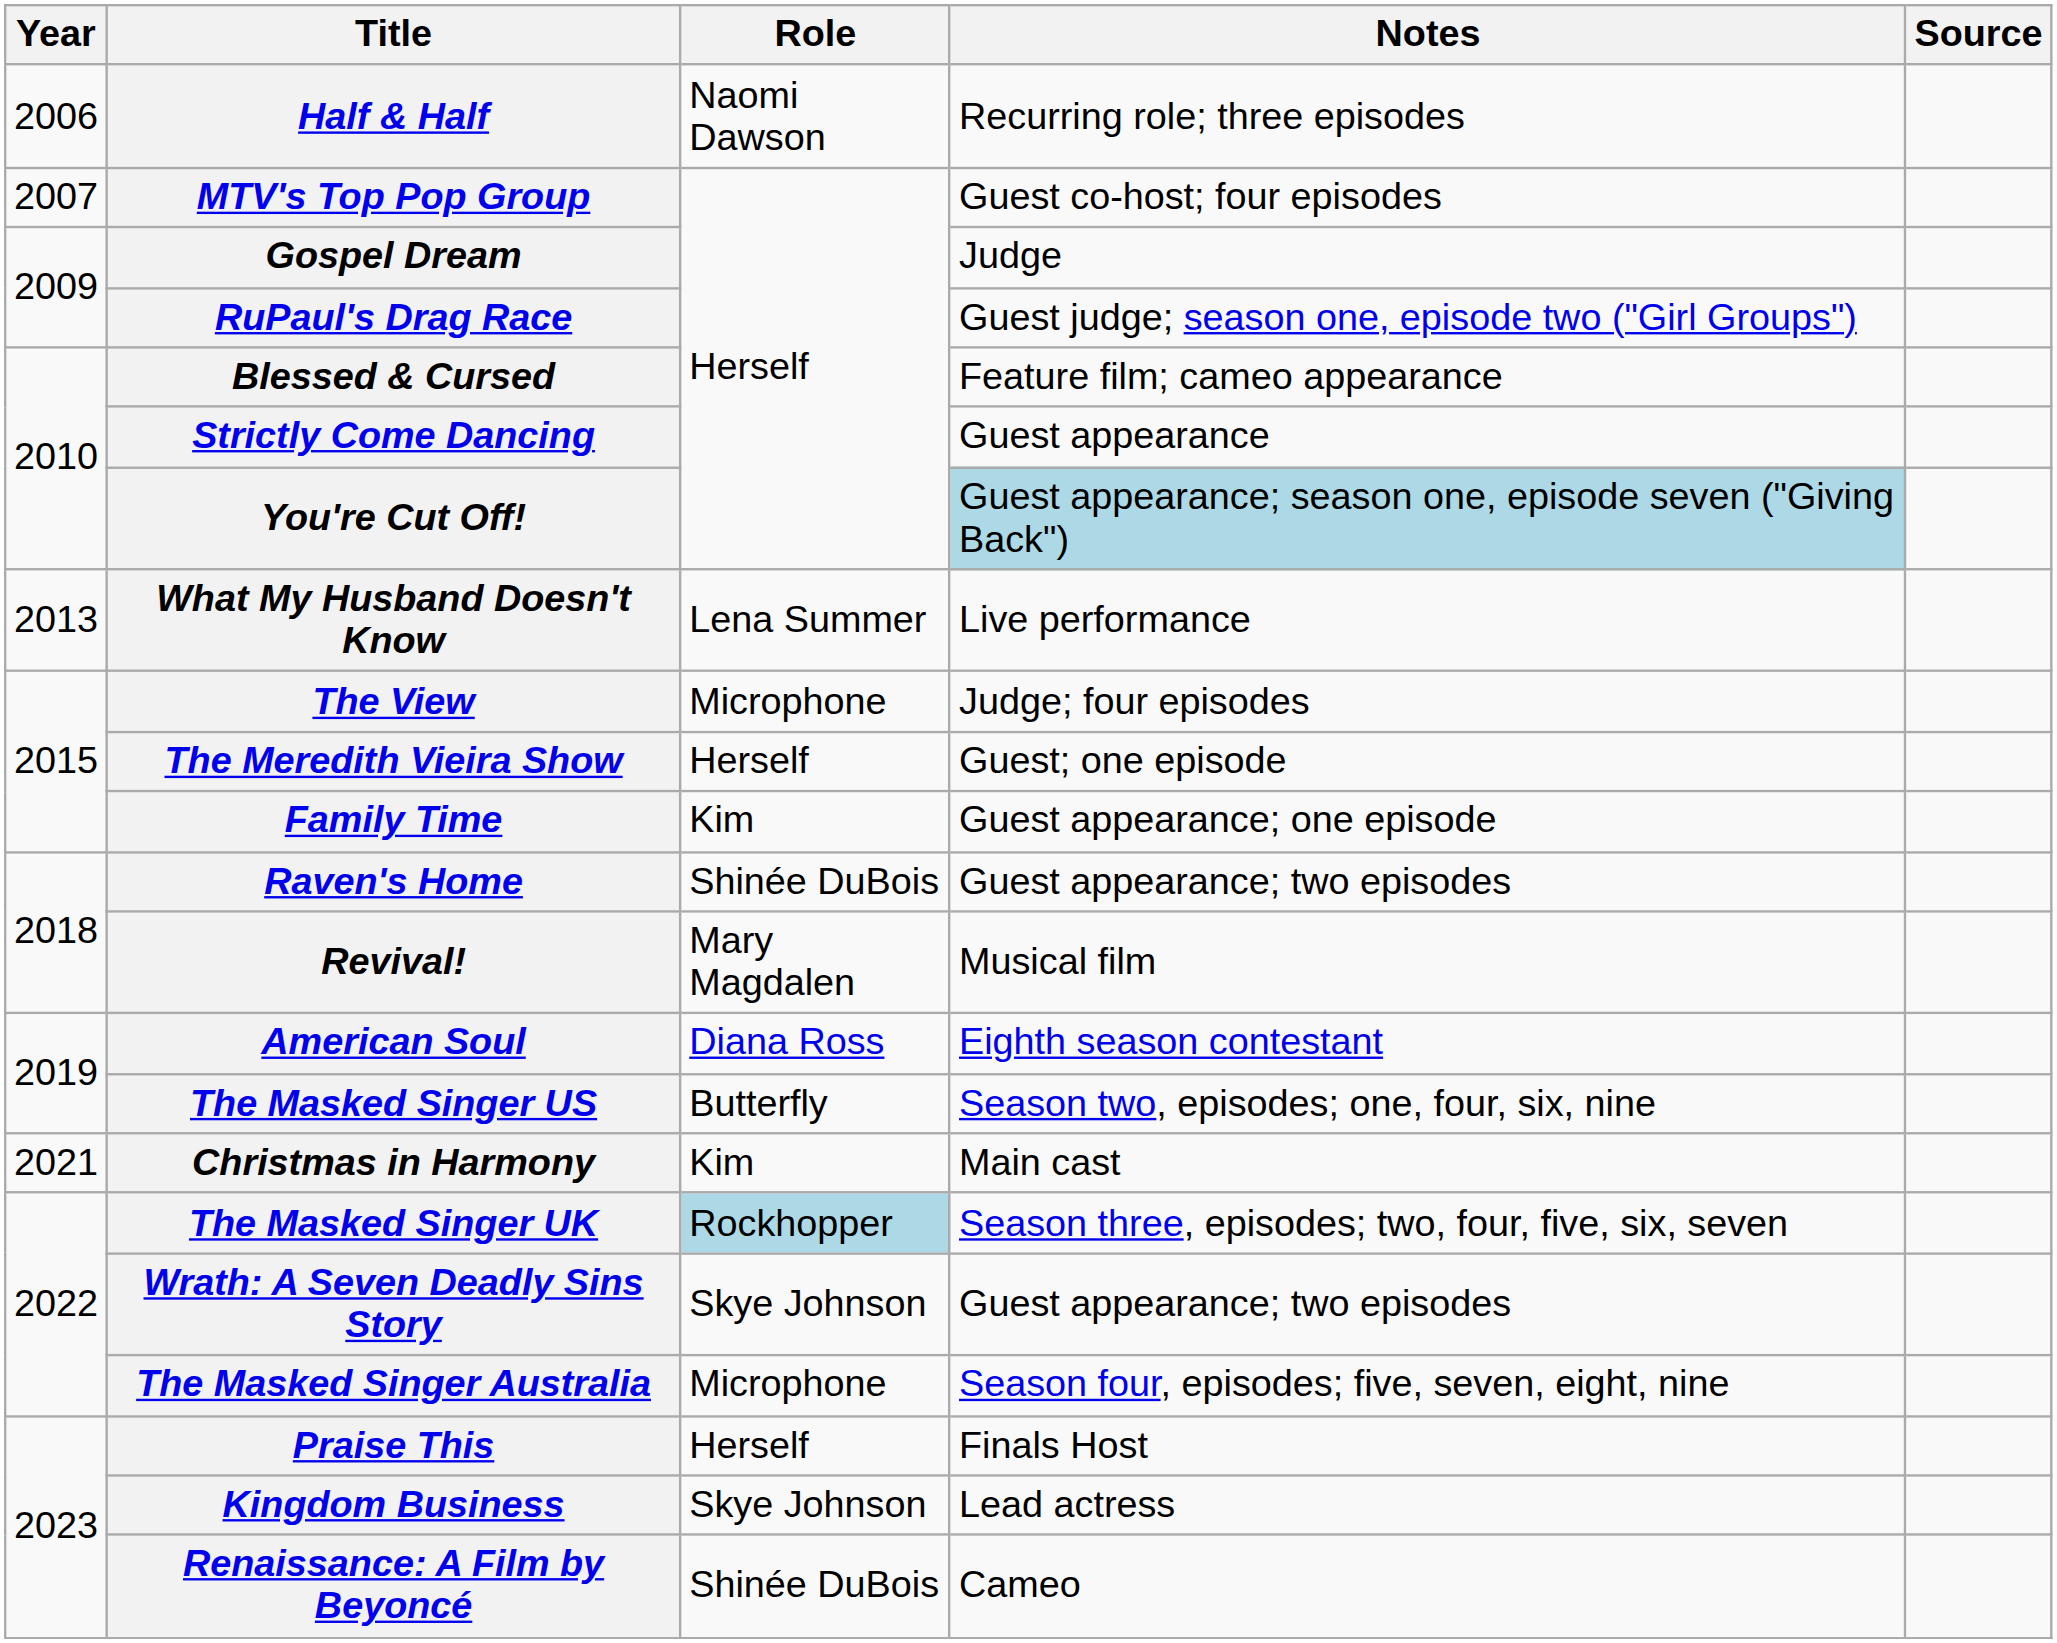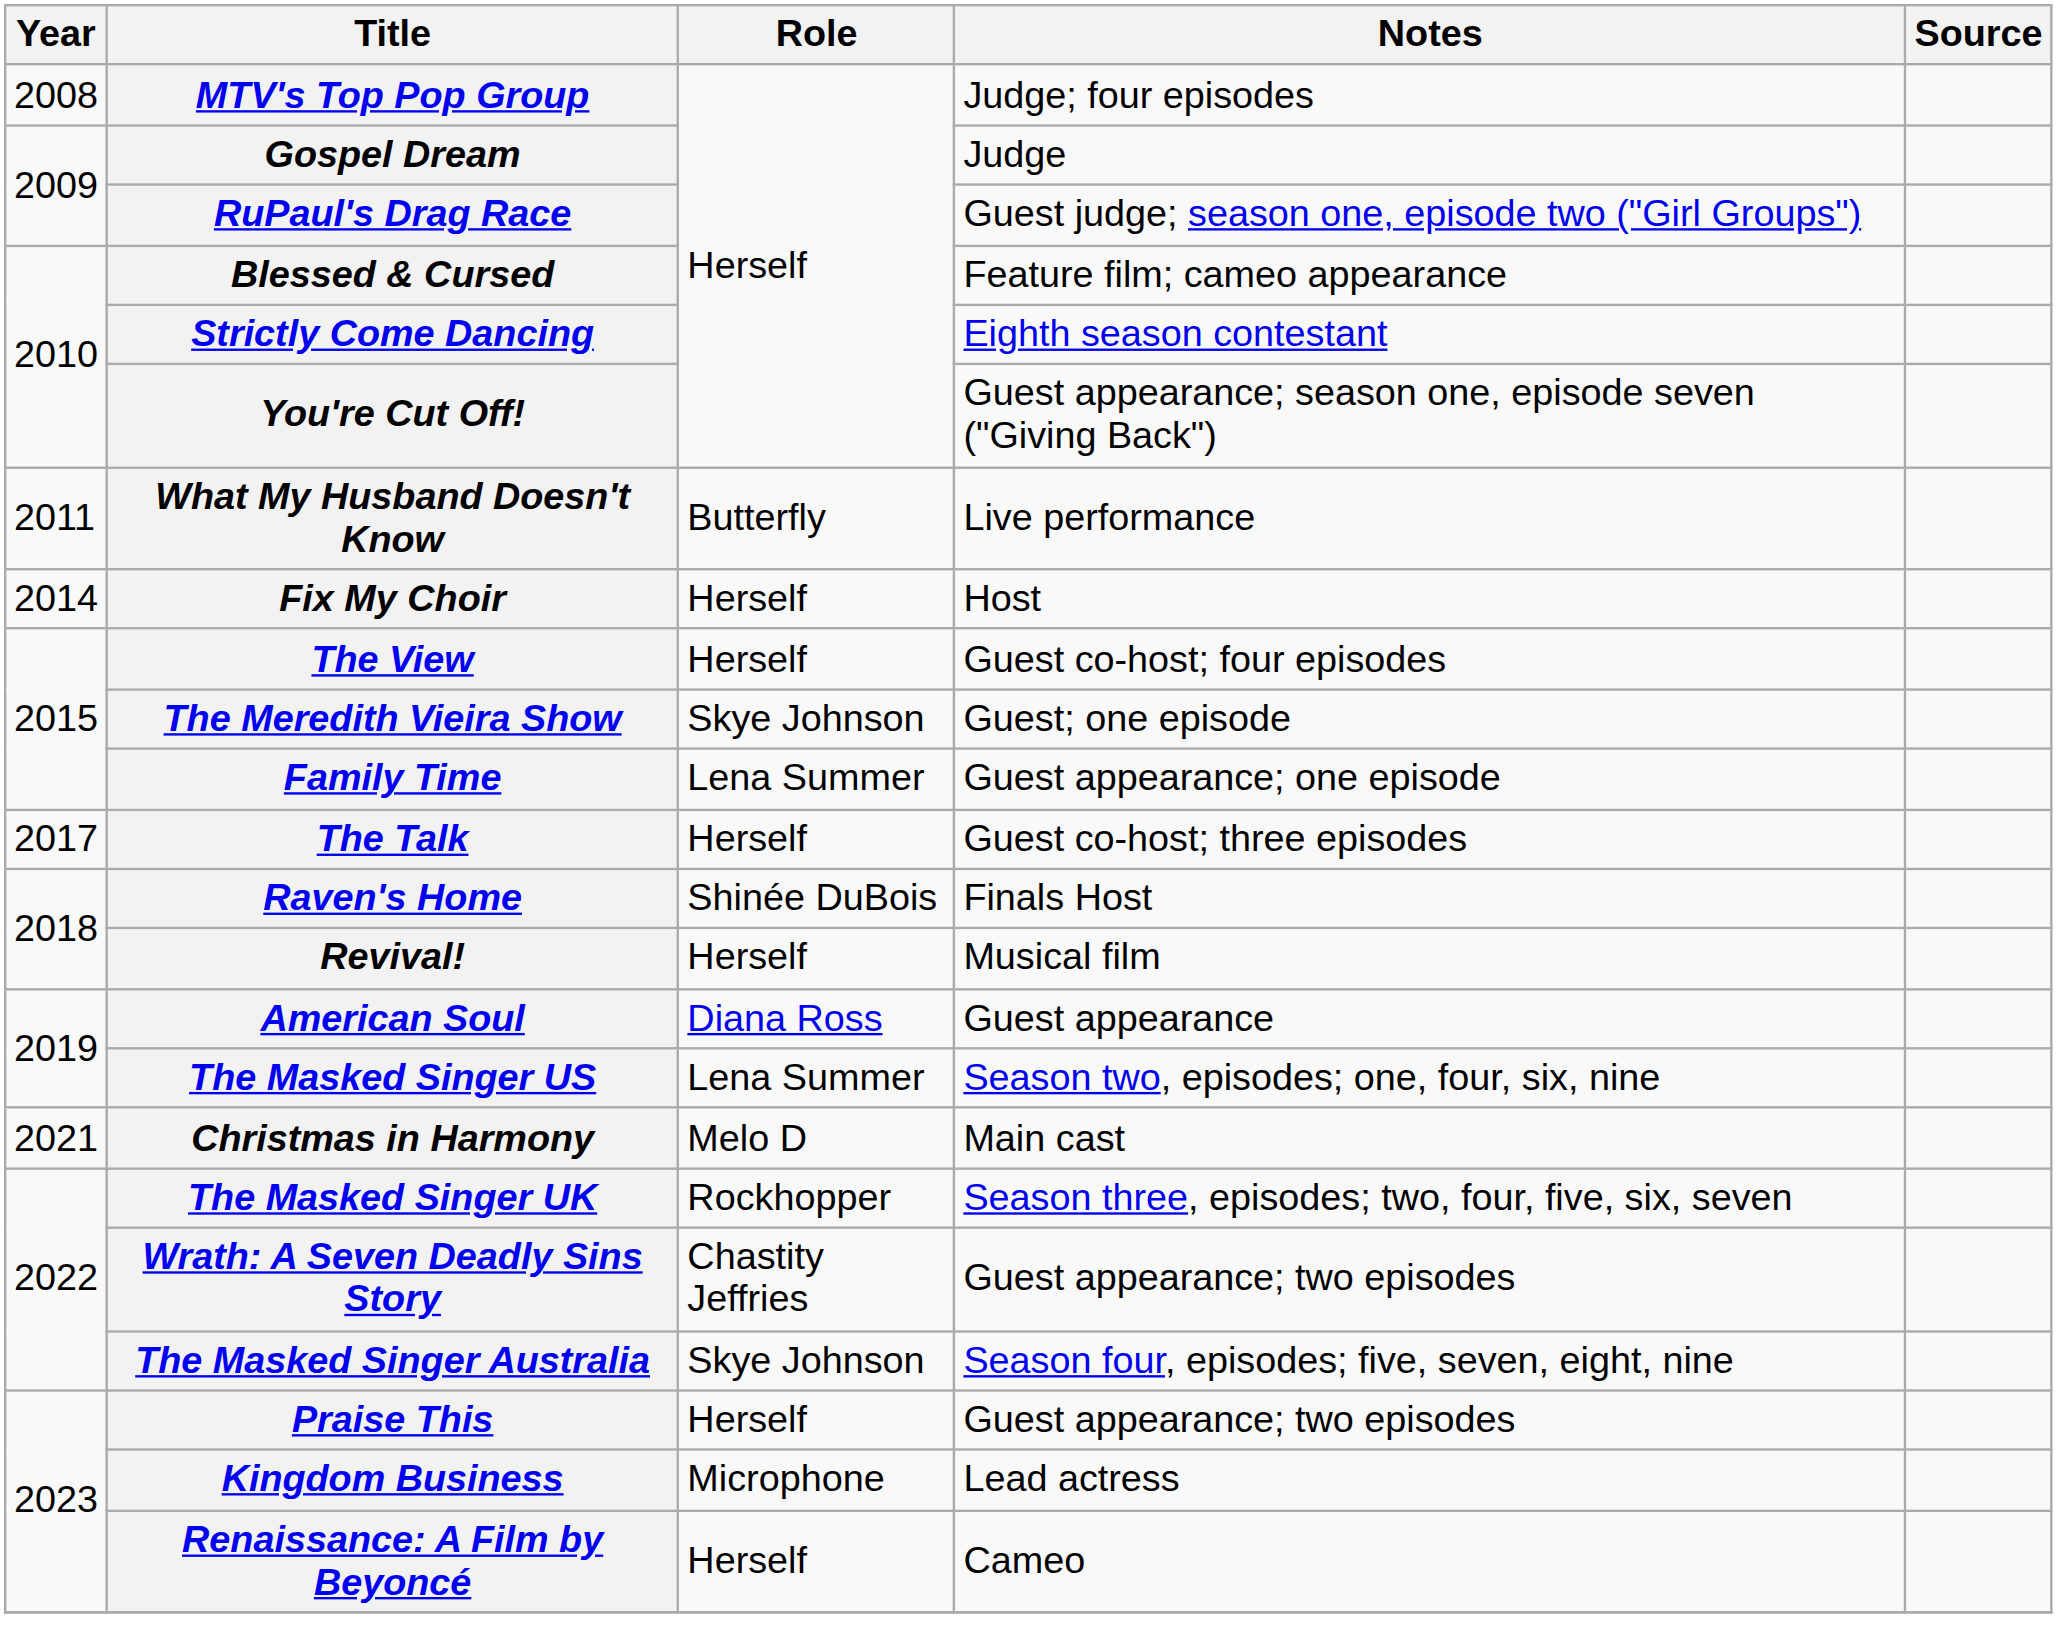- row: (394, 115)
(56, 196) 2007 -> (56, 94) 2008
(1200, 196) Guest co-host; four episodes -> (1139, 94) Judge; four episodes
(1114, 436) Guest appearance -> (1175, 333) Eighth season contestant
(1426, 517) lightblue background -> (1359, 414) no background
(56, 619) 2013 -> (54, 517) 2011
(808, 619) Lena Summer -> (757, 517) Butterfly
+ row: (393, 598)
(788, 700) Microphone -> (747, 658) Herself
(1134, 700) Judge; four episodes -> (1205, 658) Guest co-host; four episodes
(749, 760) Herself -> (806, 718) Skye Johnson
(722, 820) Kim -> (806, 778) Lena Summer
+ row: (393, 838)
(1235, 880) Guest appearance; two episodes -> (1058, 897) Finals Host
(772, 961) Mary Magdalen -> (747, 957) Herself
(1171, 1042) Eighth season contestant -> (1119, 1017) Guest appearance
(758, 1102) Butterfly -> (806, 1077) Lena Summer
(722, 1162) Kim -> (747, 1137) Melo D
(791, 1222) lightblue background -> (789, 1197) no background
(808, 1303) Skye Johnson -> (756, 1278) Chastity Jeffries
(788, 1384) Microphone -> (806, 1359) Skye Johnson
(1053, 1444) Finals Host -> (1239, 1419) Guest appearance; two episodes
(808, 1504) Skye Johnson -> (786, 1479) Microphone
(814, 1585) Shinée DuBois -> (747, 1560) Herself
